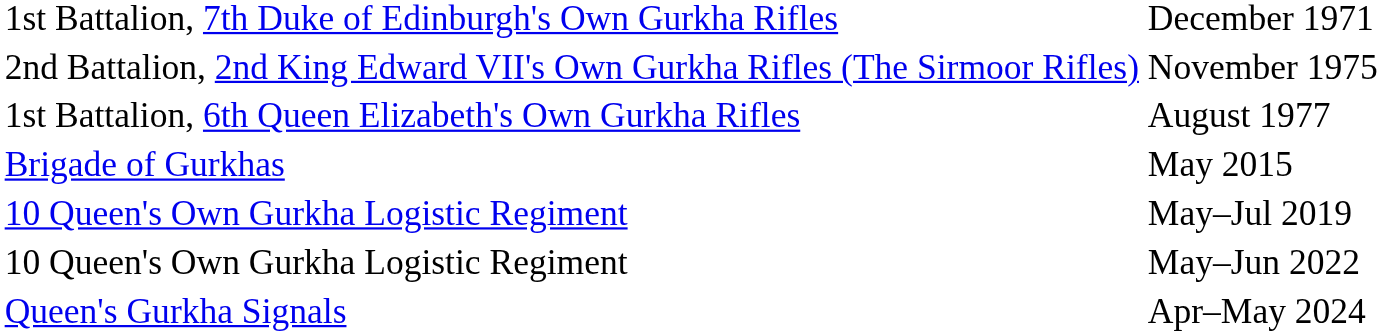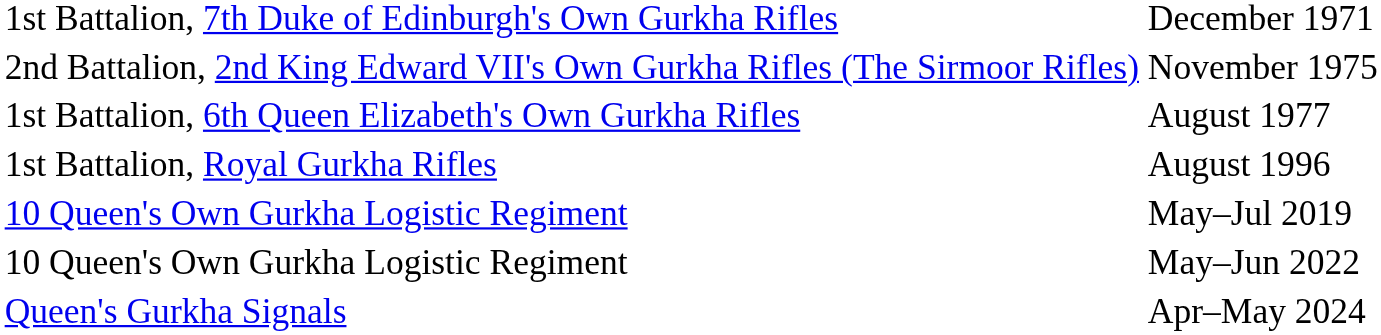+ row: (1239, 164)
- row: (1220, 164)
